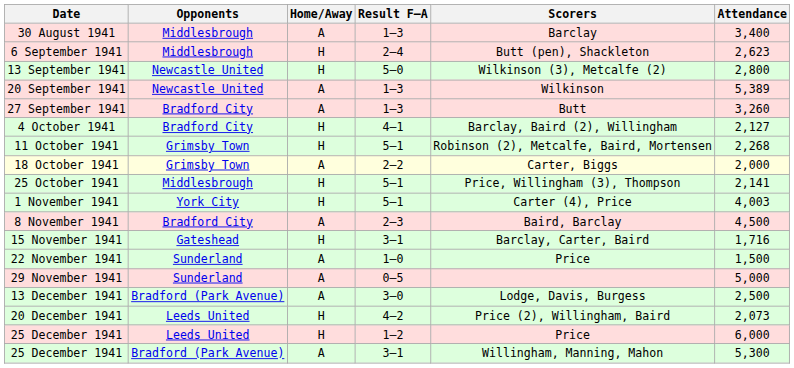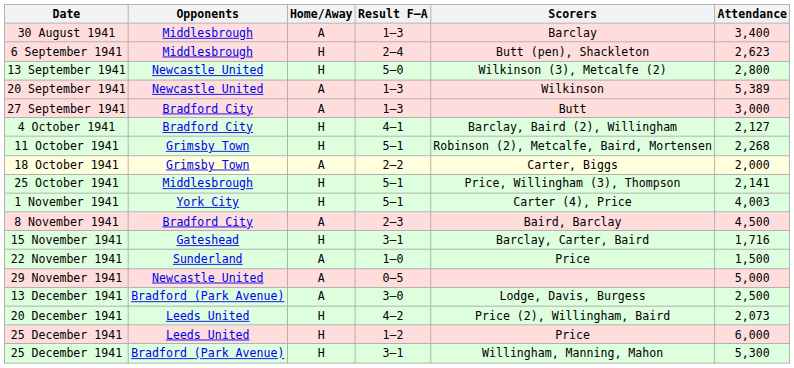(752, 108) 3,260 -> (752, 108) 3,000
(208, 278) Sunderland -> (208, 278) Newcastle United
(321, 353) A -> (321, 353) H
